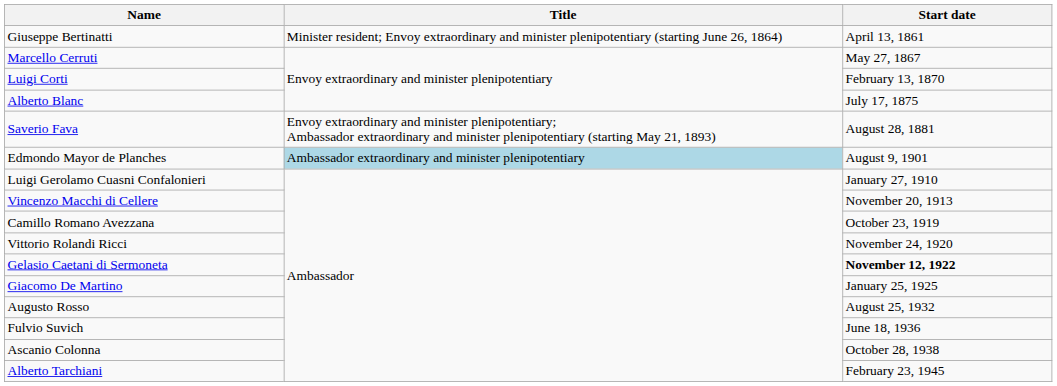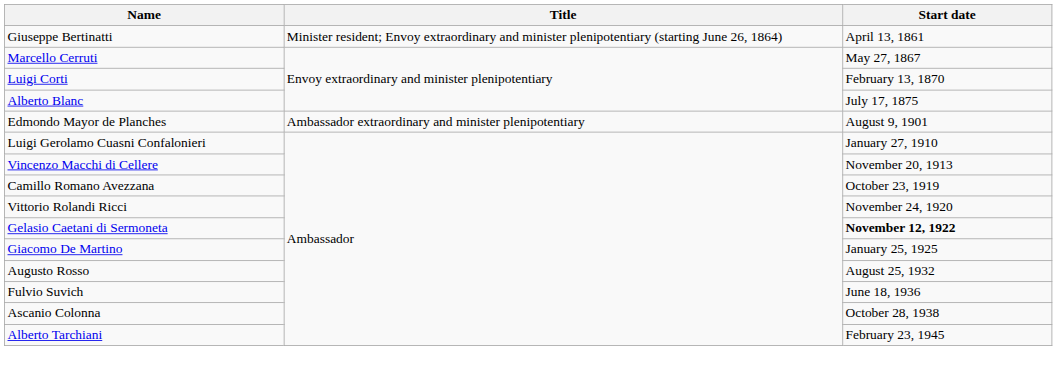- row: (43, 129)
(436, 158) lightblue background -> (436, 121) no background
